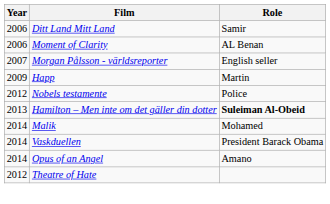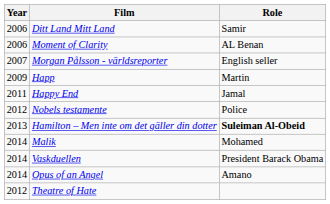+ row: (55, 93)
